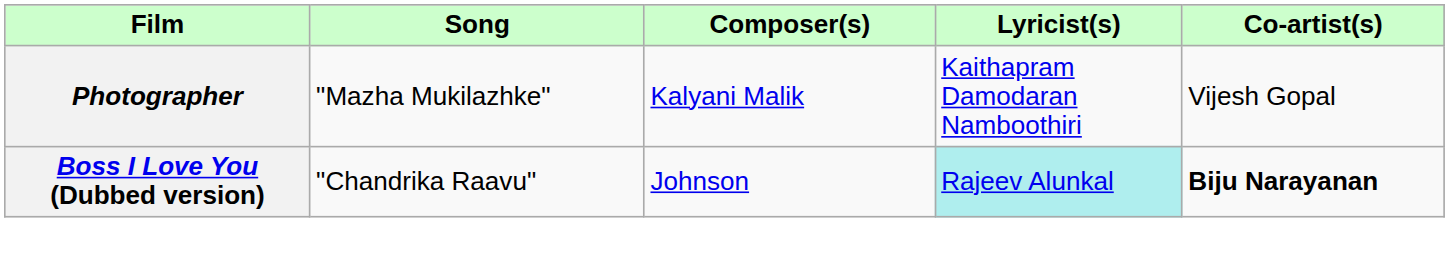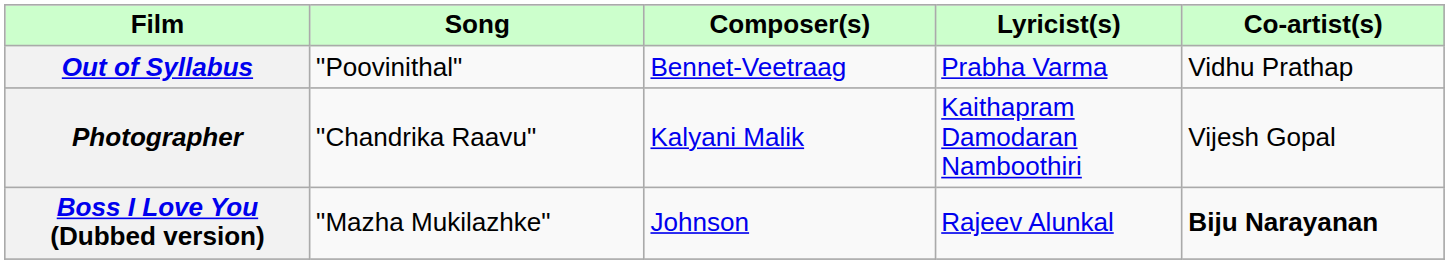+ row: (157, 66)
(433, 95) "Mazha Mukilazhke" -> (426, 137) "Chandrika Raavu"
(426, 181) "Chandrika Raavu" -> (433, 222) "Mazha Mukilazhke"
(1027, 181) paleturquoise background -> (1027, 222) no background
